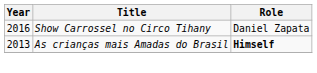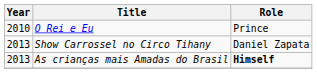+ row: (64, 28)
(18, 28) 2016 -> (18, 44) 2013
